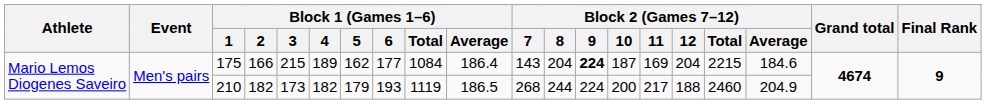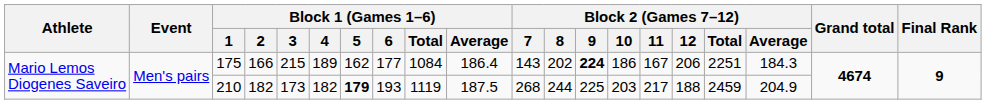(560, 64) 204 -> (560, 64) 202
(624, 64) 187 -> (624, 64) 186
(656, 64) 169 -> (656, 64) 167
(688, 64) 204 -> (688, 64) 206
(725, 64) 2215 -> (725, 64) 2251
(778, 64) 184.6 -> (778, 64) 184.3
(357, 88) normal -> (357, 88) bold
(479, 88) 186.5 -> (479, 88) 187.5
(592, 88) 224 -> (592, 88) 225
(624, 88) 200 -> (624, 88) 203
(725, 88) 2460 -> (725, 88) 2459
